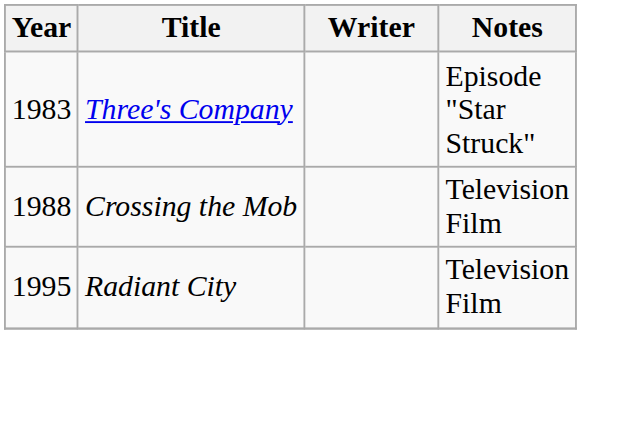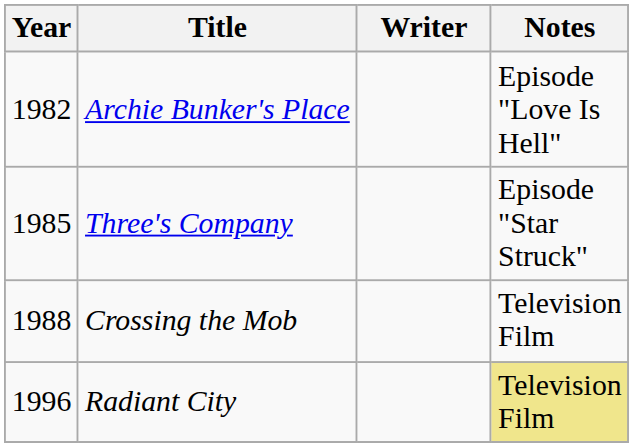+ row: (217, 108)
(42, 108) 1983 -> (42, 222) 1985
(42, 286) 1995 -> (42, 401) 1996
(507, 286) no background -> (560, 401) khaki background
